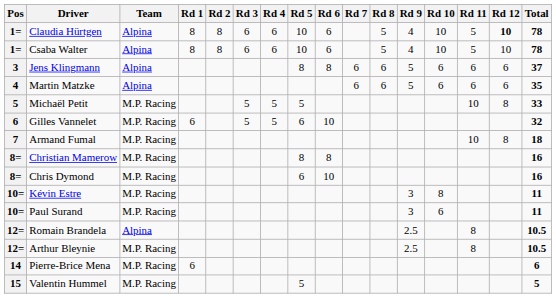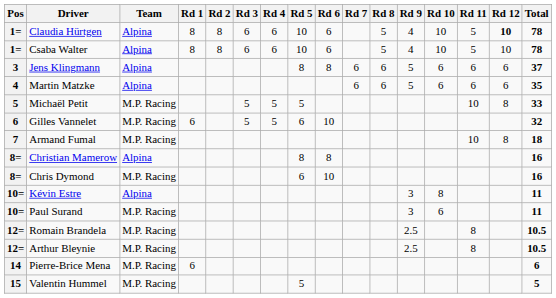(149, 158) M.P. Racing -> (137, 158) Alpina
(149, 194) M.P. Racing -> (137, 194) Alpina
(137, 230) Alpina -> (149, 230) M.P. Racing
